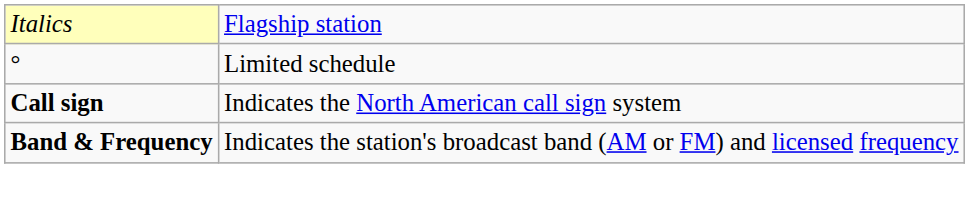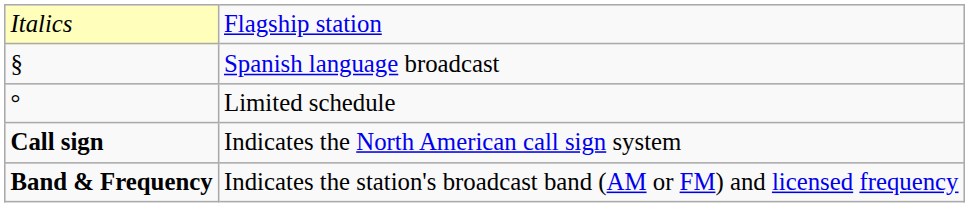+ row: (17, 63)
